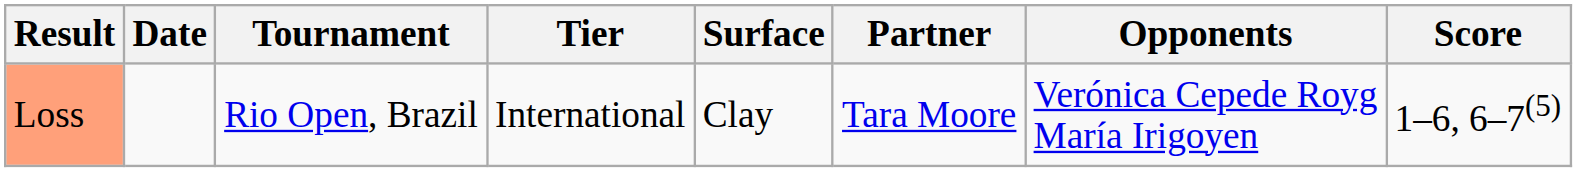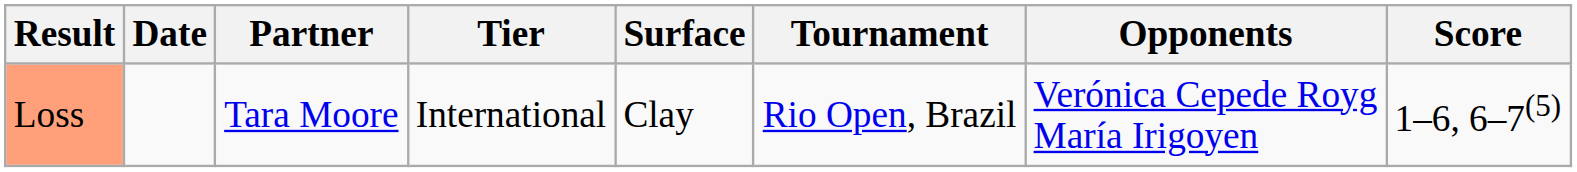columns swapped: (351, 34) <-> (929, 34)
